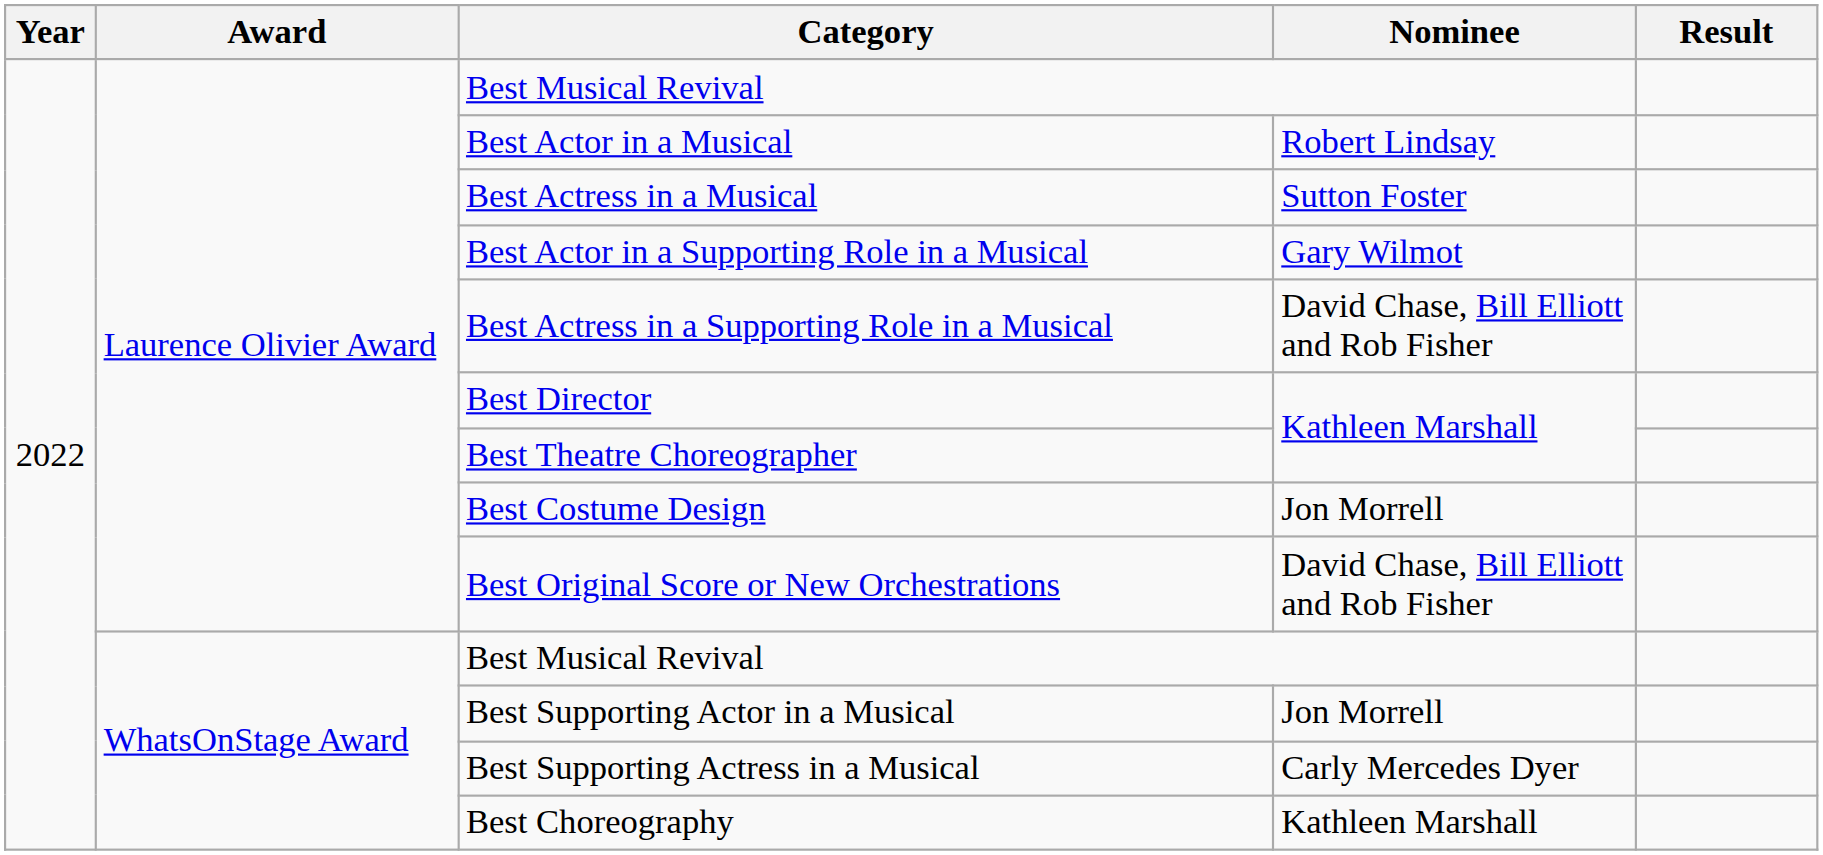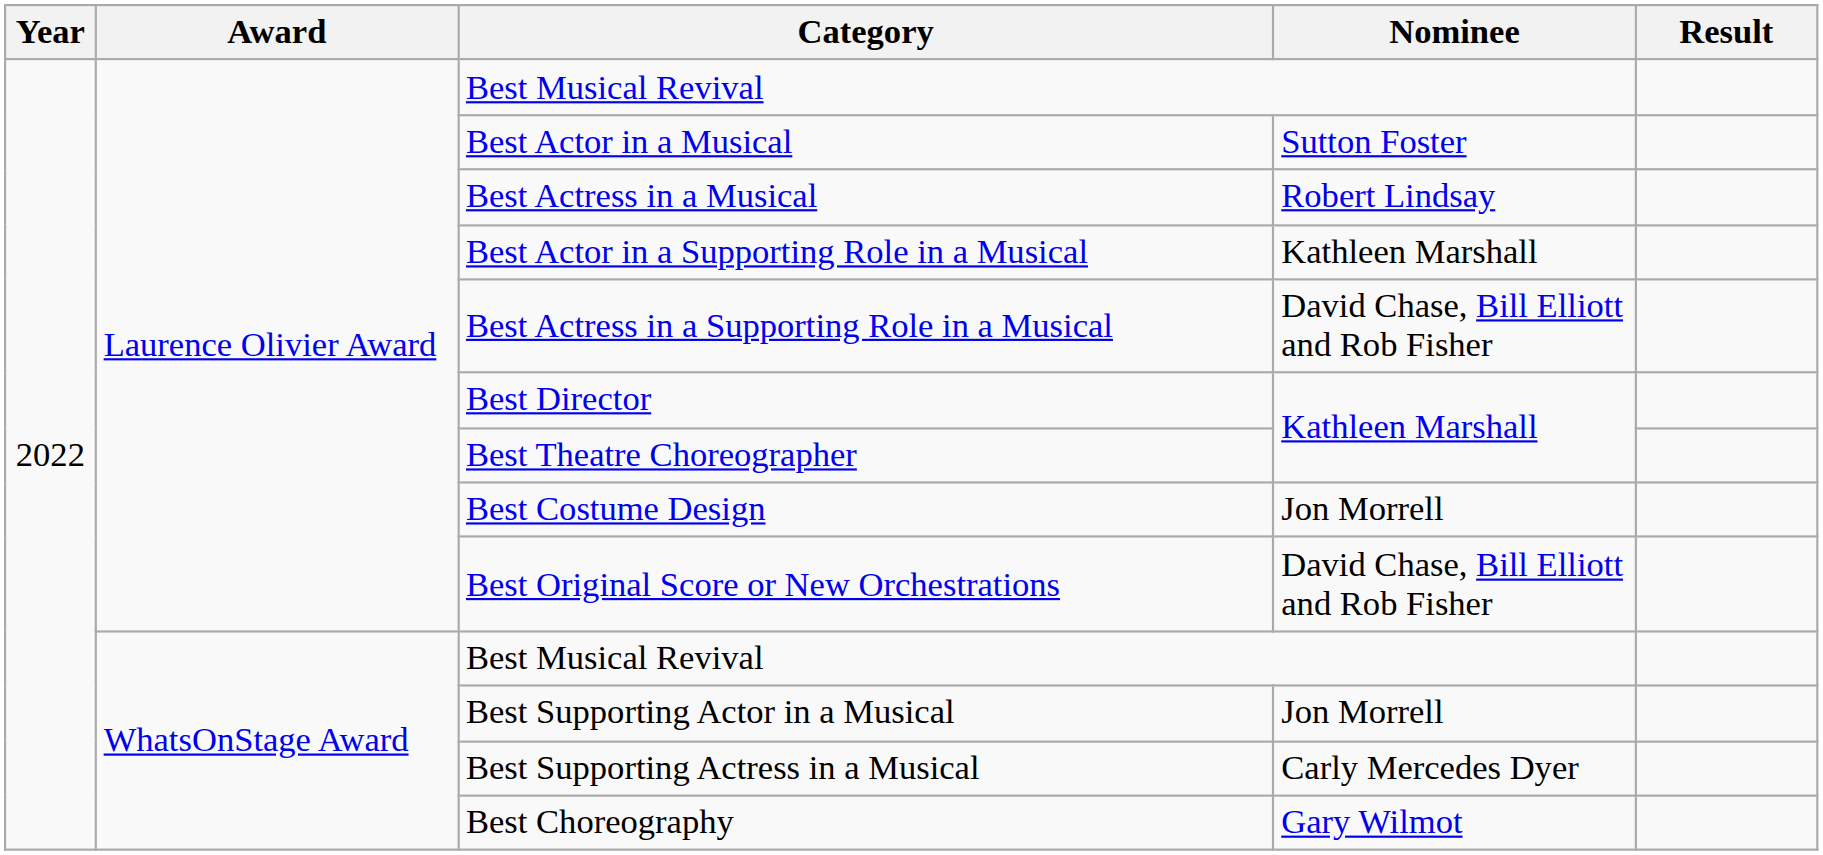(1388, 141) Robert Lindsay -> (1374, 141) Sutton Foster
(1374, 196) Sutton Foster -> (1388, 196) Robert Lindsay
(1372, 251) Gary Wilmot -> (1409, 251) Kathleen Marshall
(1409, 822) Kathleen Marshall -> (1372, 822) Gary Wilmot
